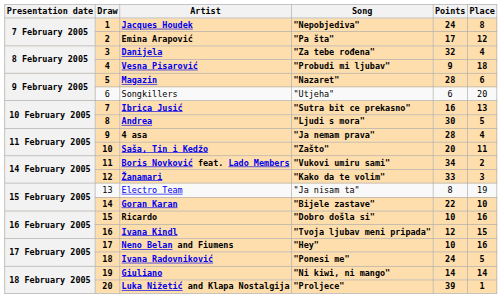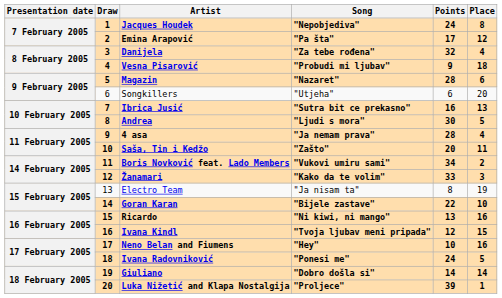(334, 218) "Dobro došla si" -> (342, 218) "Ni kiwi, ni mango"
(450, 218) 10 -> (450, 218) 13
(342, 273) "Ni kiwi, ni mango" -> (334, 273) "Dobro došla si"
